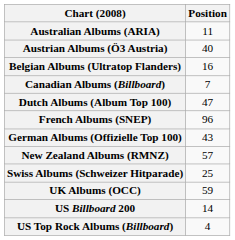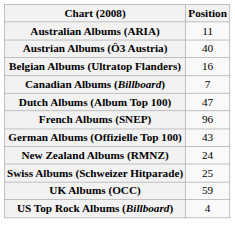(208, 155) 57 -> (208, 155) 24
- row: (95, 208)
